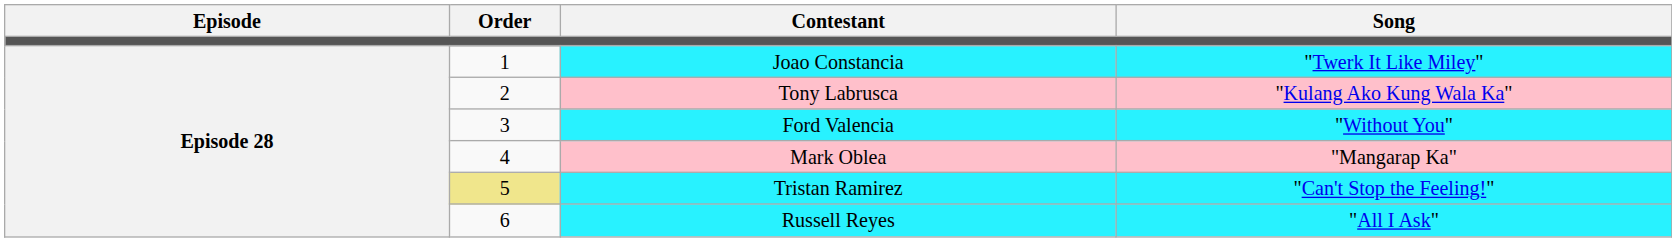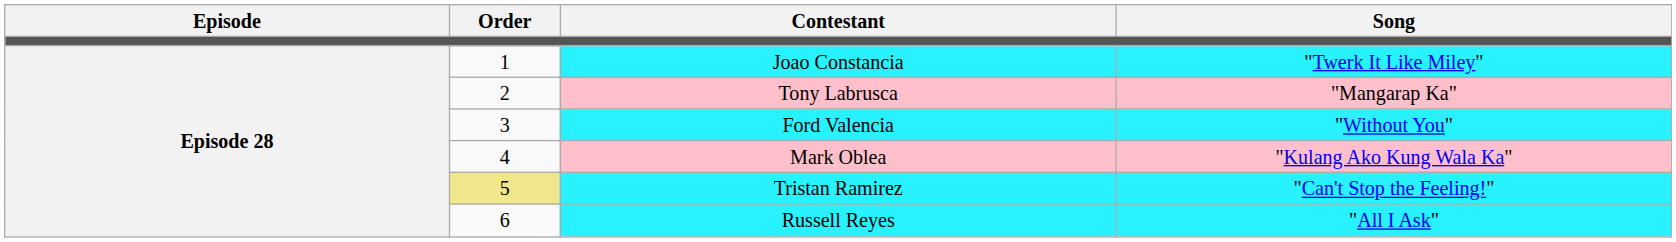(1394, 94) "Kulang Ako Kung Wala Ka" -> (1394, 94) "Mangarap Ka"
(1394, 157) "Mangarap Ka" -> (1394, 157) "Kulang Ako Kung Wala Ka"
